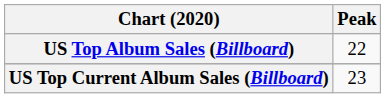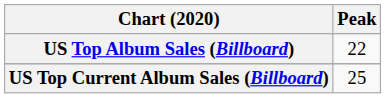(357, 78) 23 -> (357, 78) 25
